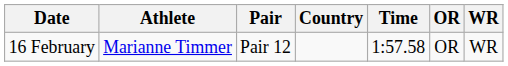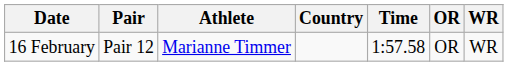columns swapped: (266, 18) <-> (168, 18)
